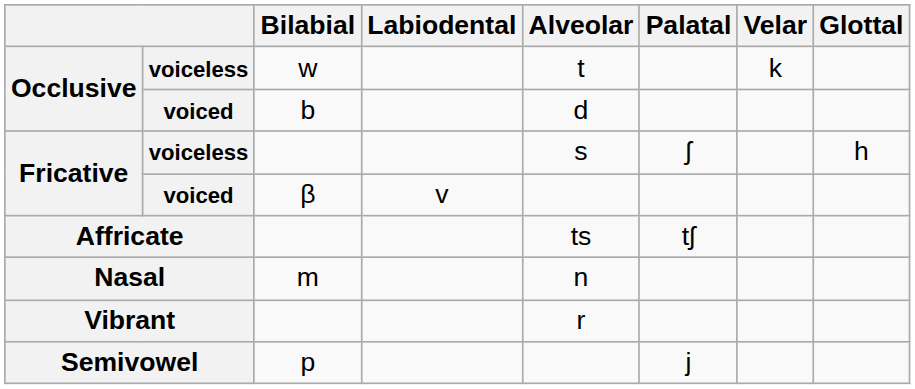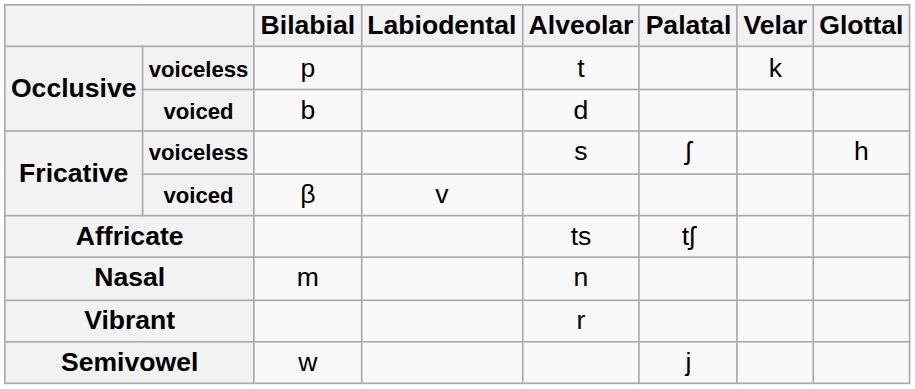(308, 67) w -> (308, 67) p
(308, 362) p -> (308, 362) w
